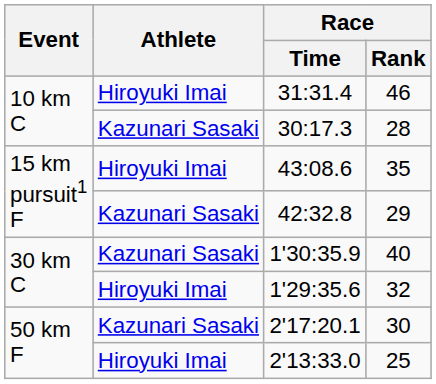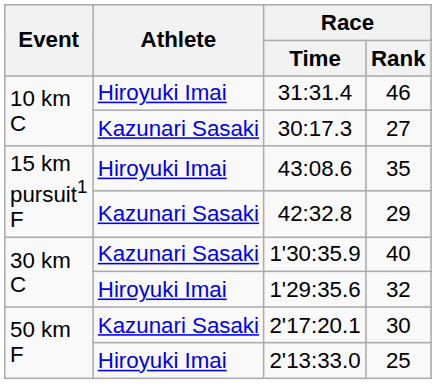(398, 129) 28 -> (398, 129) 27
